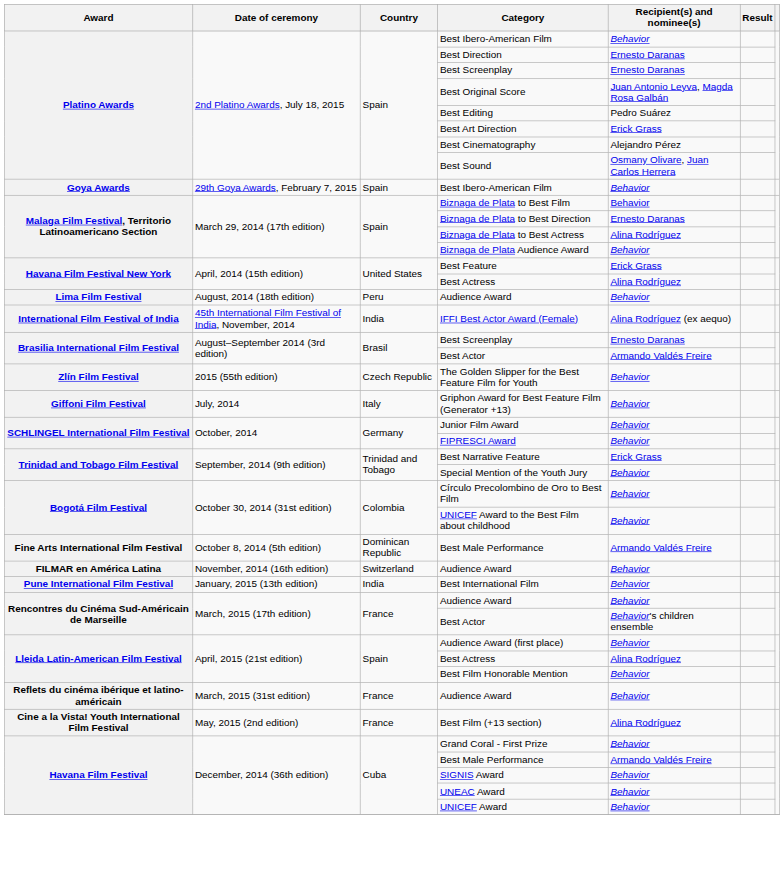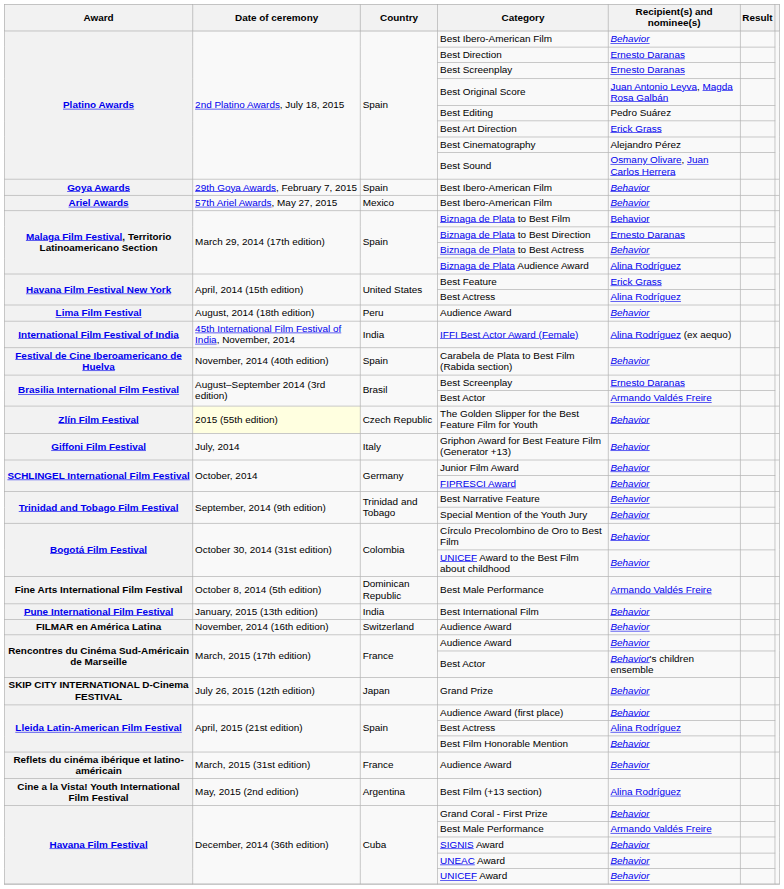+ row: (99, 203)
(646, 234) Alina Rodríguez -> (630, 250) Behavior
(630, 250) Behavior -> (646, 266) Alina Rodríguez
+ row: (99, 361)
(236, 377) no background -> (236, 419) lightyellow background
(636, 456) Erick Grass -> (630, 499) Behavior
rows swapped: (98, 569) <-> (98, 584)
+ row: (99, 691)
(378, 722) France -> (384, 792) Argentina
